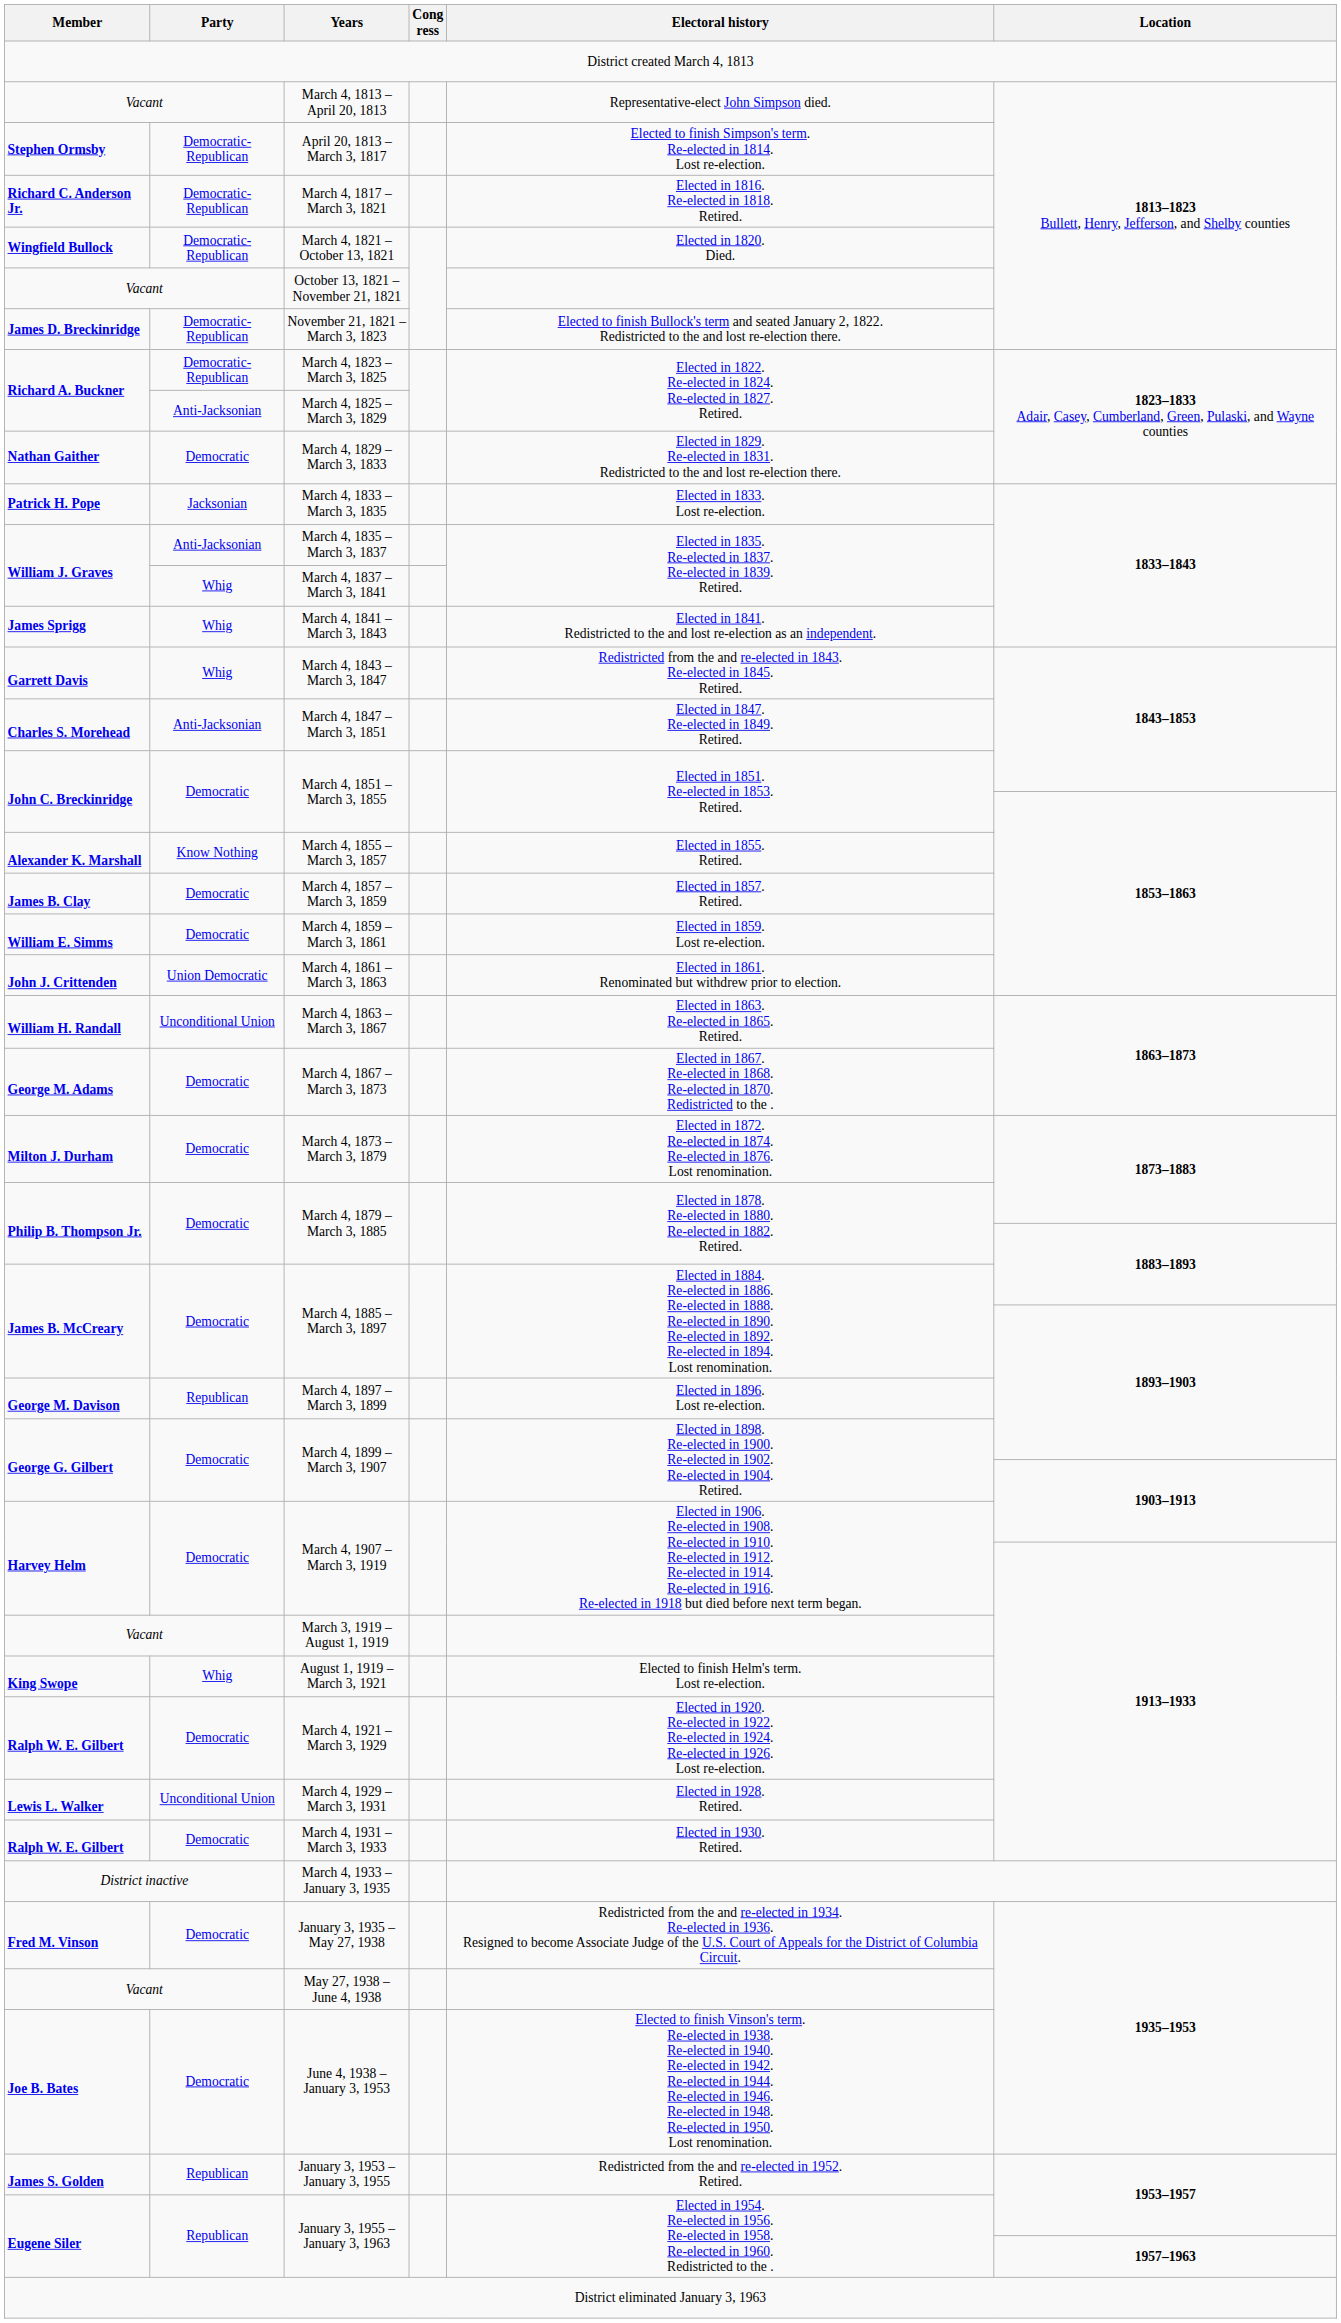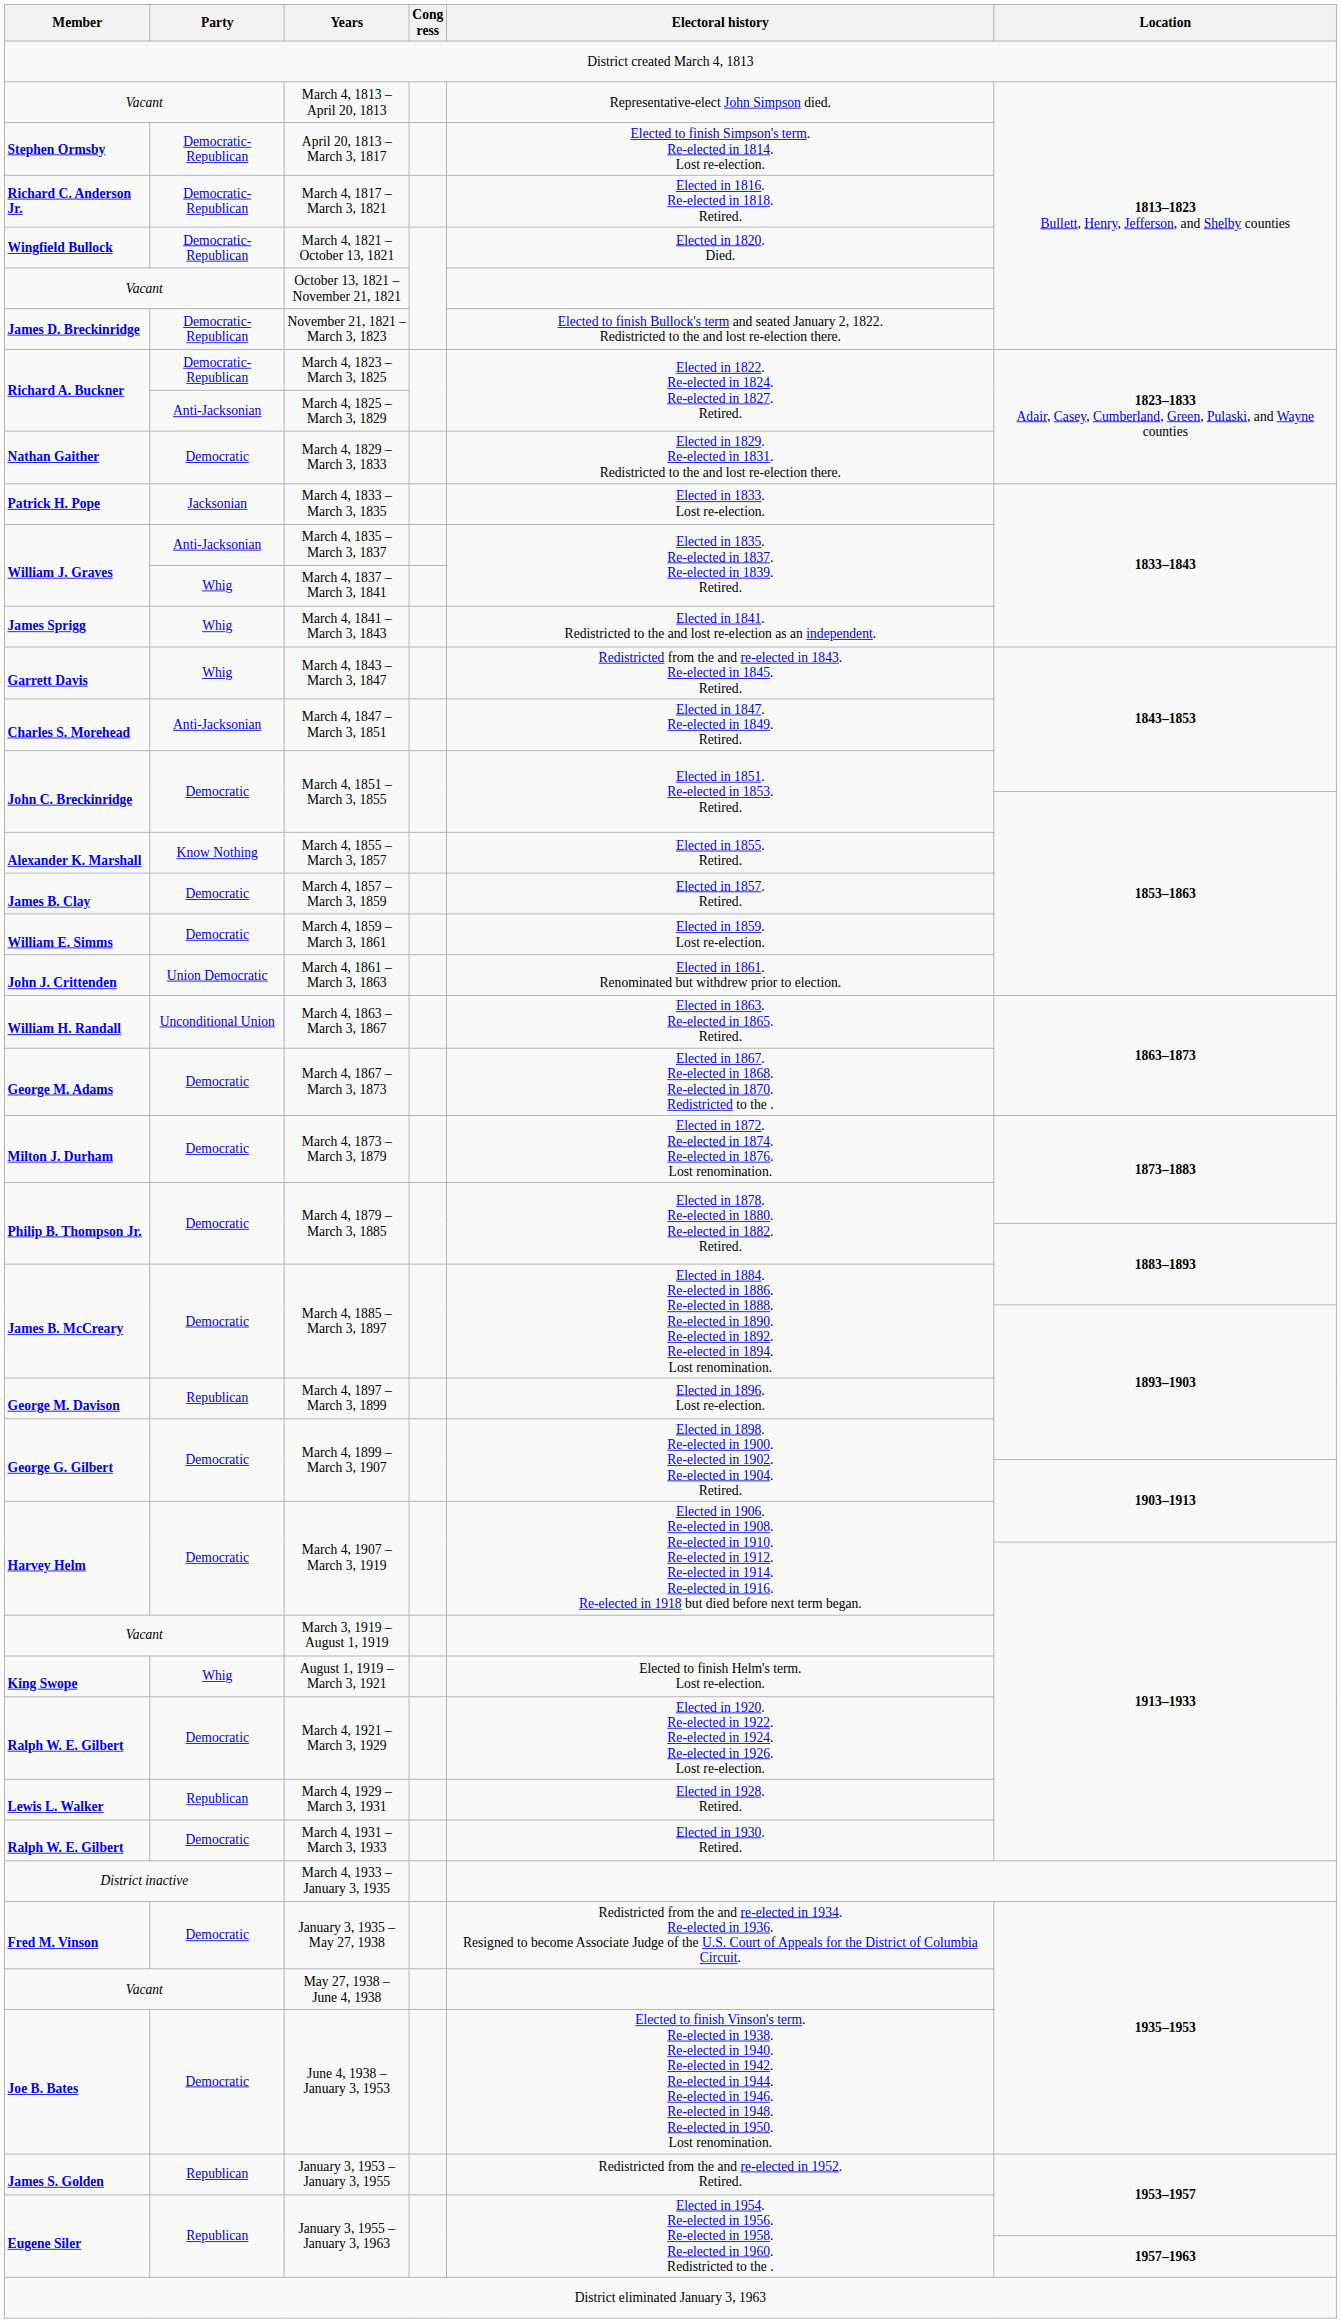(217, 1799) Unconditional Union -> (217, 1799) Republican
